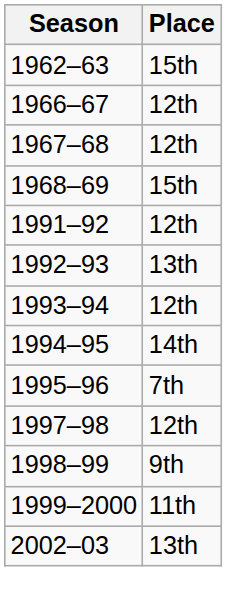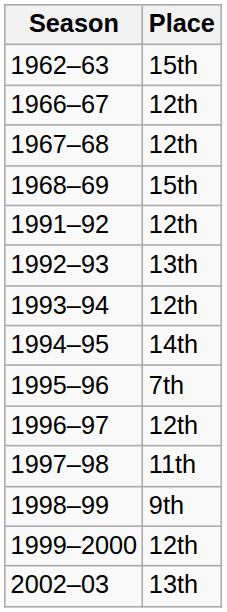+ row: (60, 425)
(173, 425) 12th -> (172, 465) 11th
(172, 505) 11th -> (173, 545) 12th
